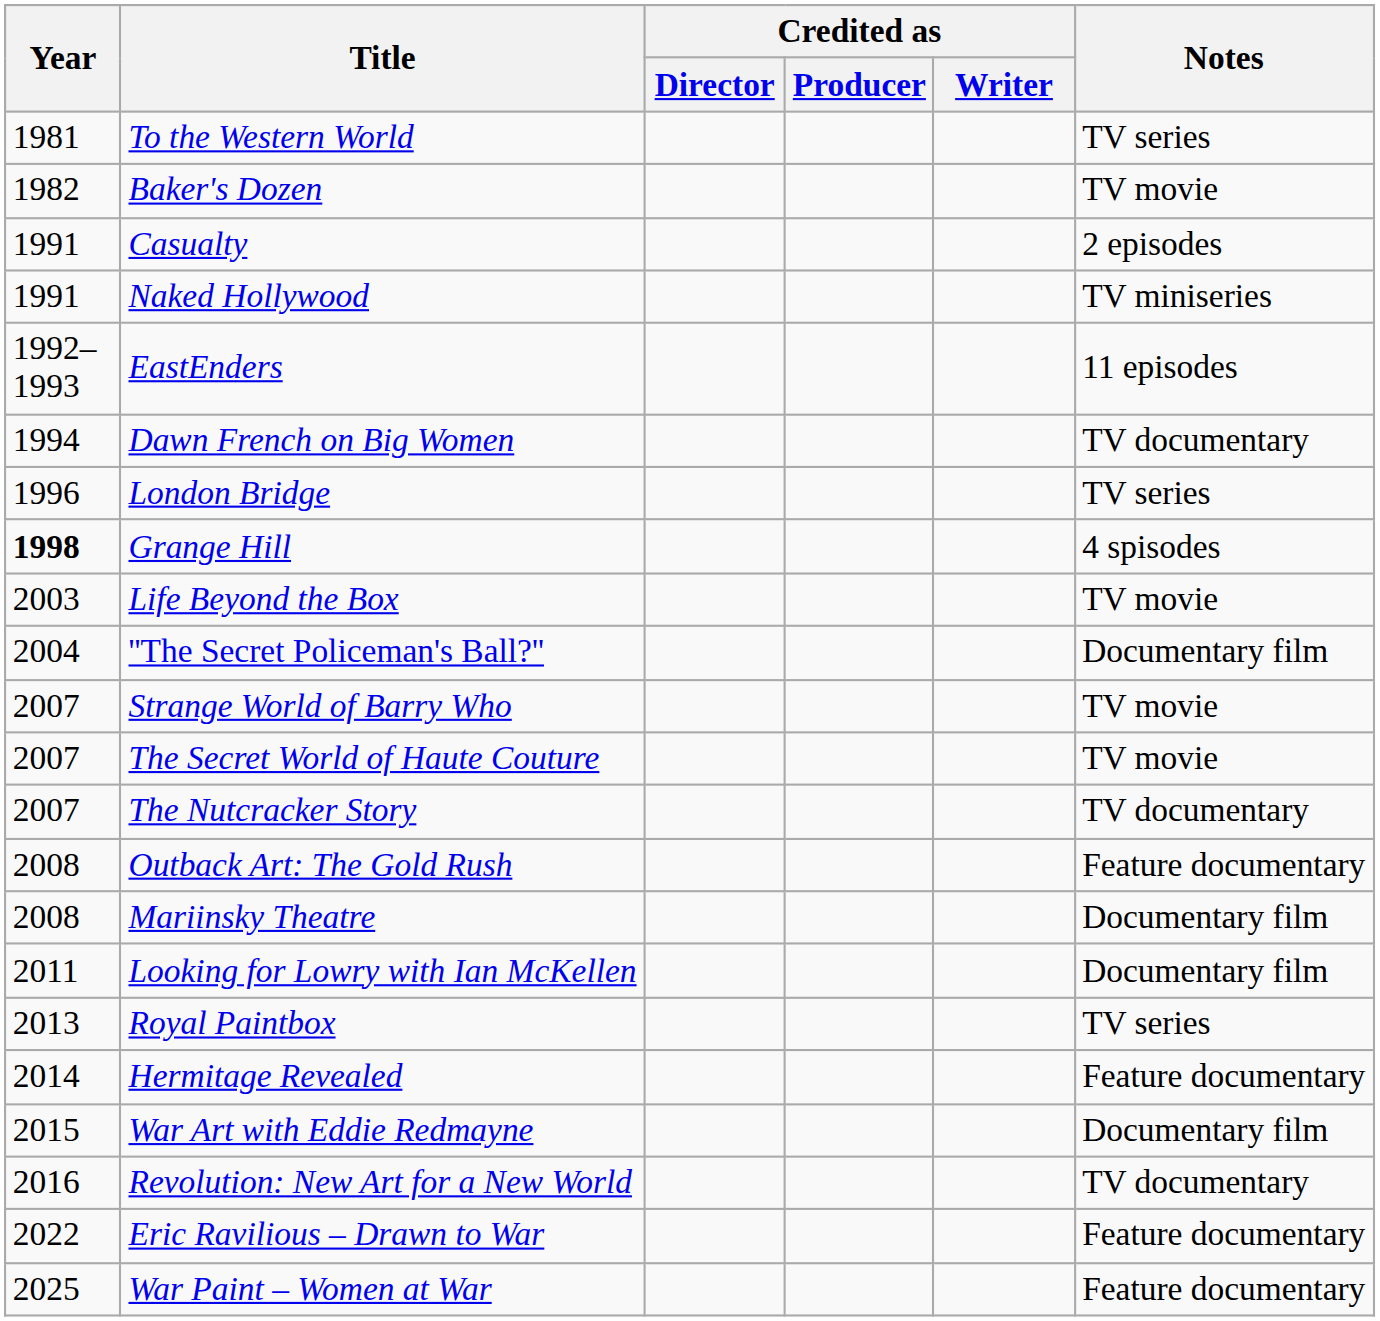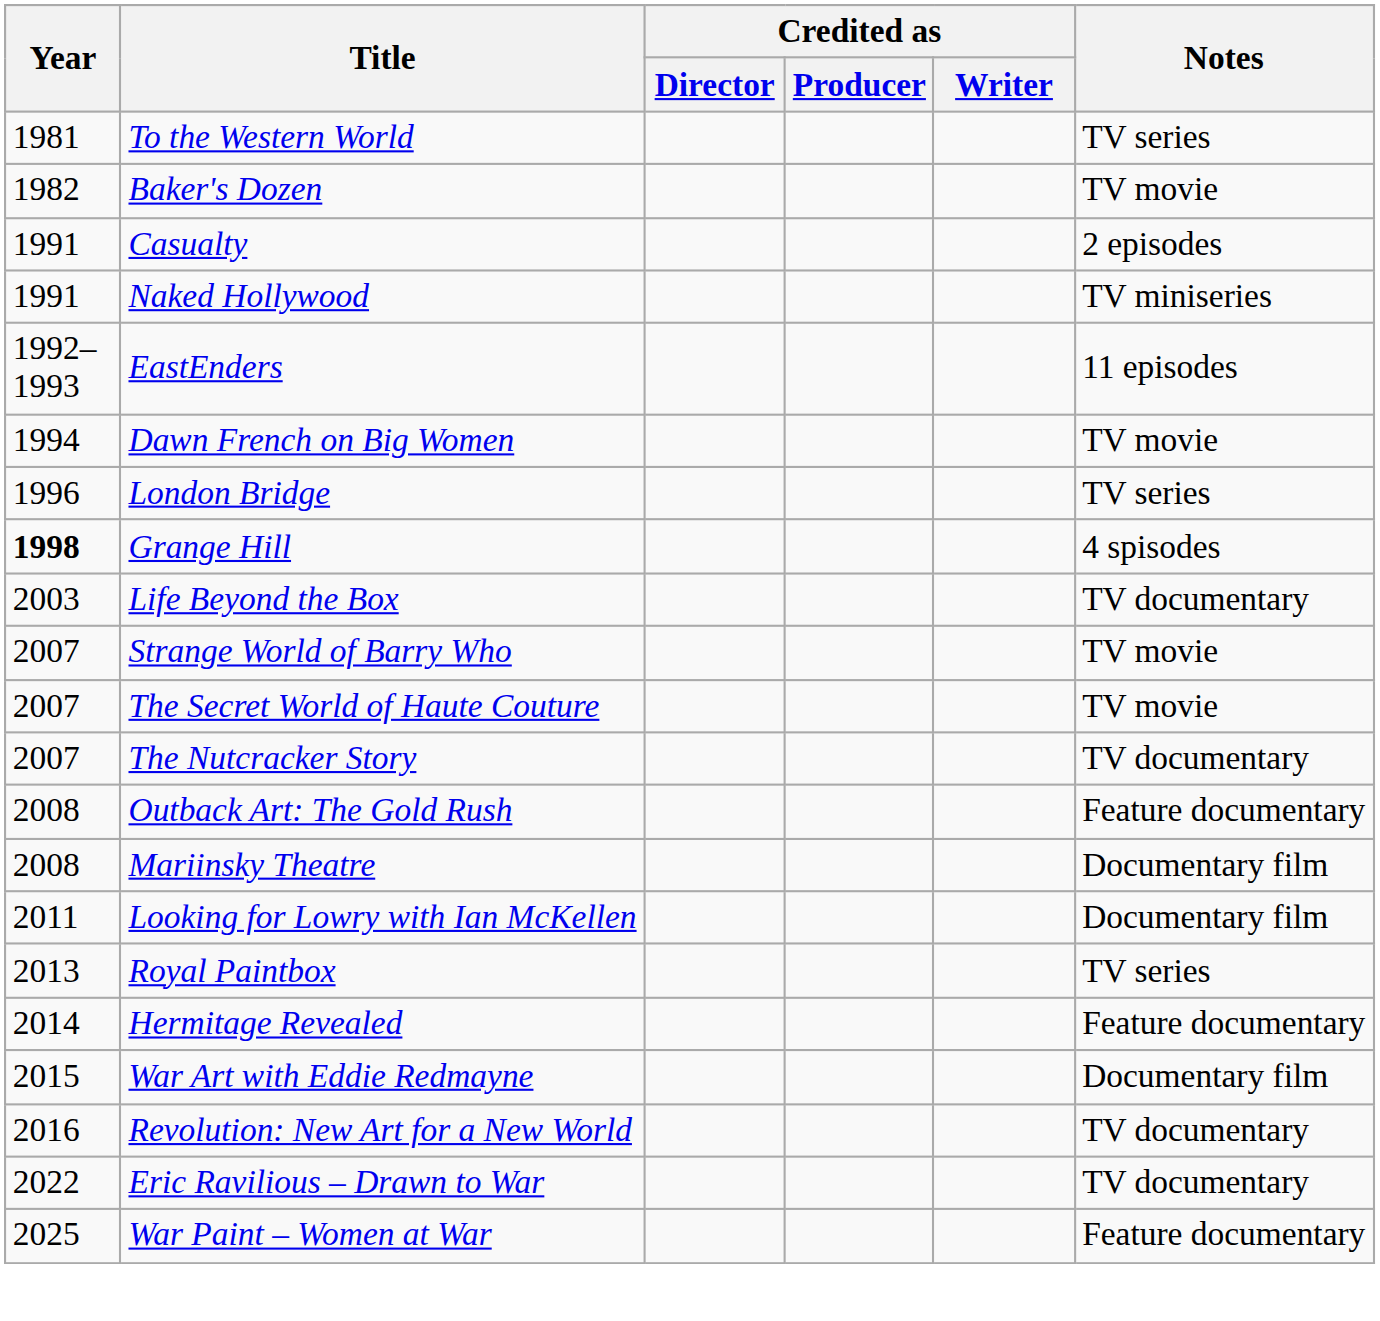(1196, 439) TV documentary -> (1150, 439) TV movie
(1150, 598) TV movie -> (1196, 598) TV documentary
- row: (336, 652)
(1224, 1235) Feature documentary -> (1196, 1182) TV documentary
